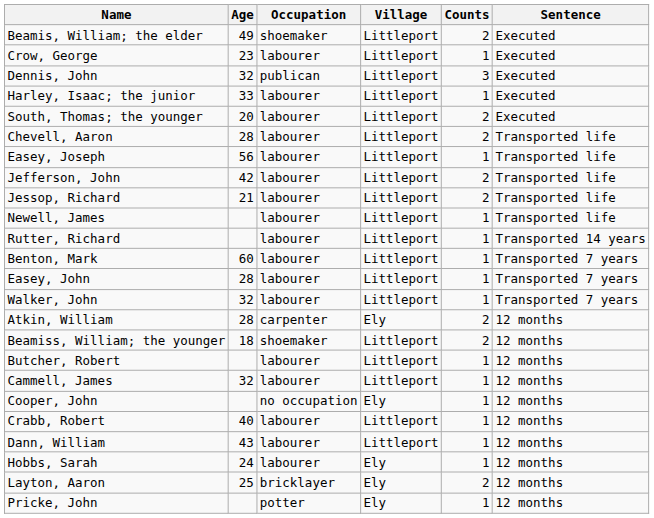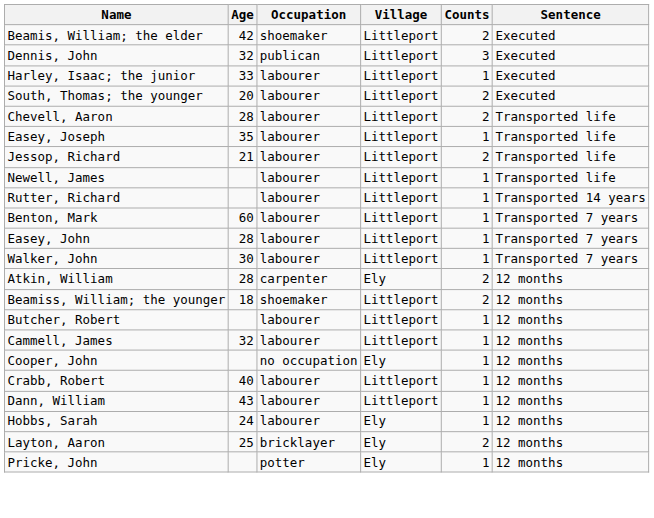(246, 35) 49 -> (246, 35) 42
- row: (53, 55)
(246, 157) 56 -> (246, 137) 35
- row: (64, 177)
(246, 299) 32 -> (246, 259) 30
